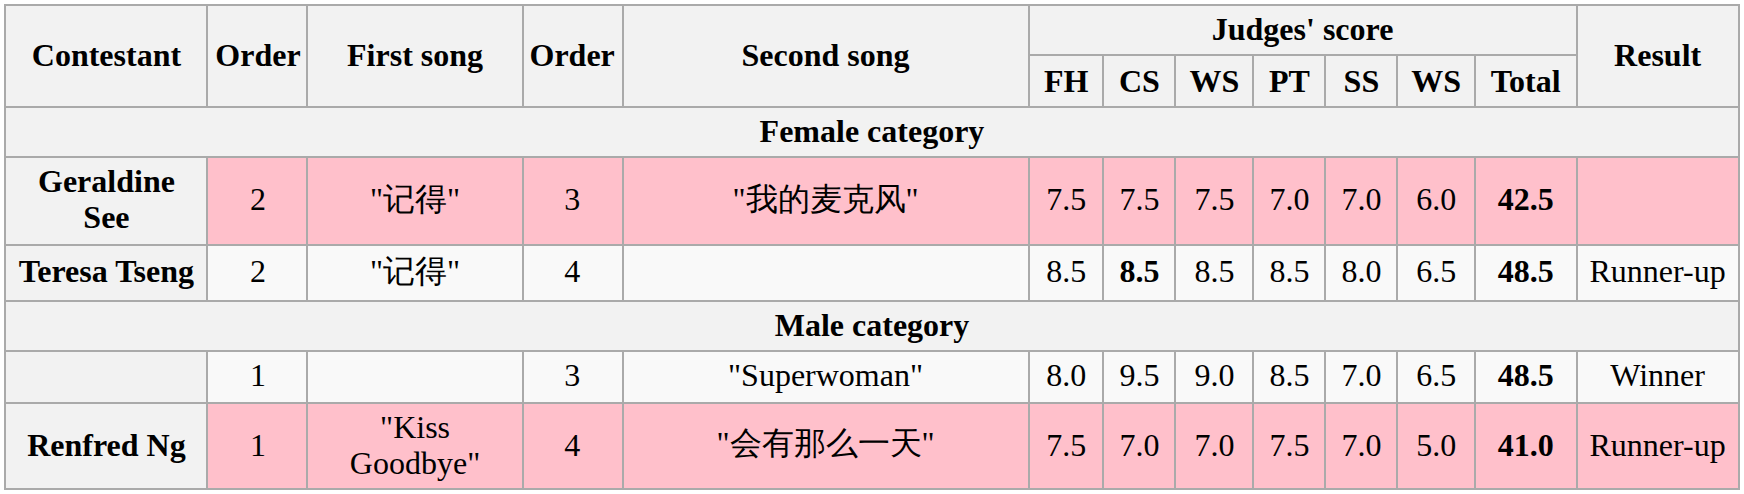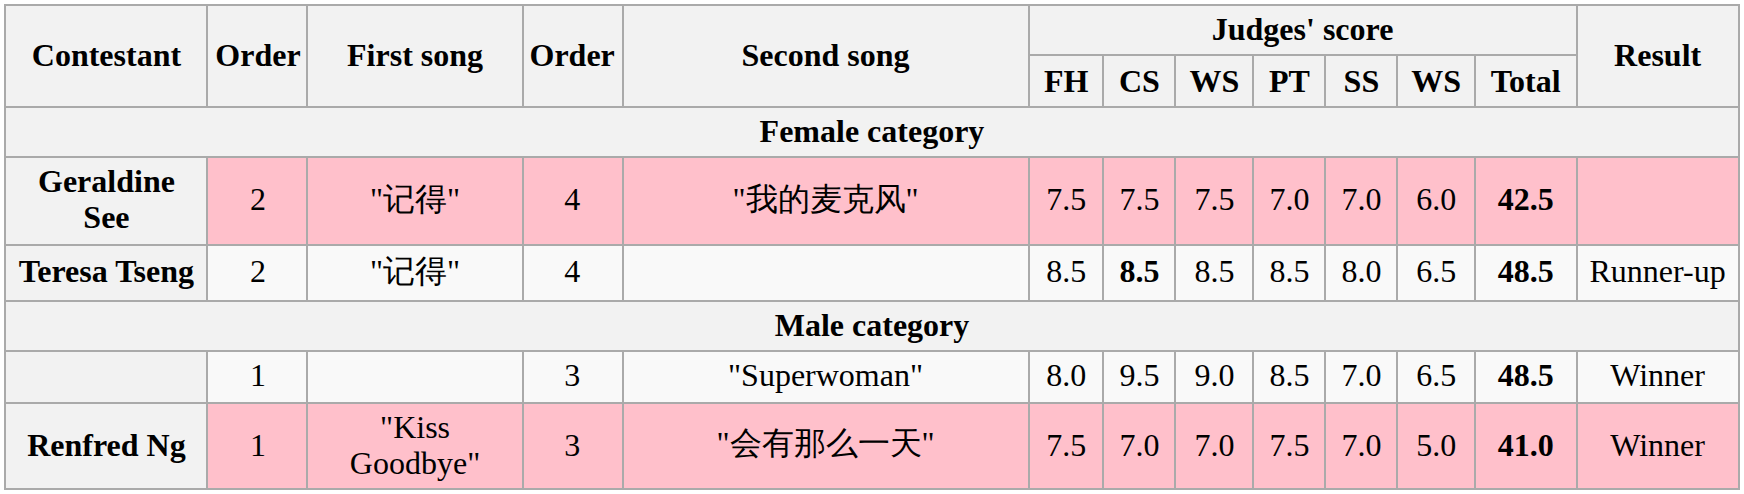(572, 200) 3 -> (572, 200) 4
(572, 445) 4 -> (572, 445) 3
(1658, 445) Runner-up -> (1658, 445) Winner
